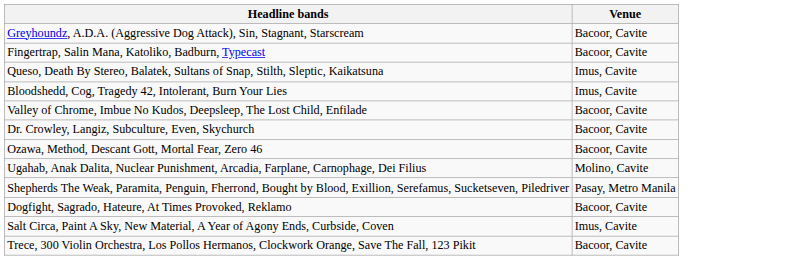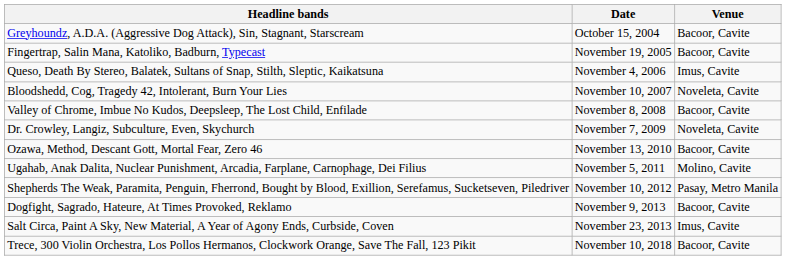+ column: (623, 14)
(606, 91) Imus, Cavite -> (718, 91) Noveleta, Cavite
(611, 129) Bacoor, Cavite -> (718, 129) Noveleta, Cavite
